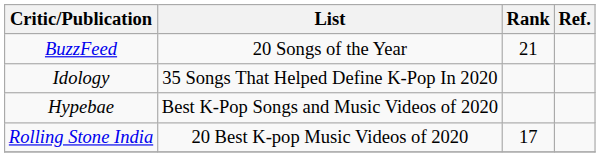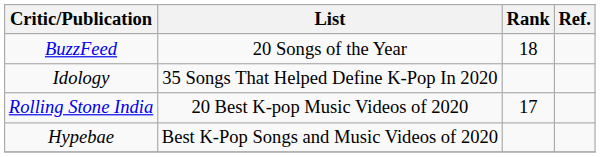(528, 48) 21 -> (528, 48) 18
rows swapped: (81, 136) <-> (81, 107)
